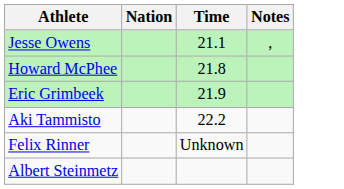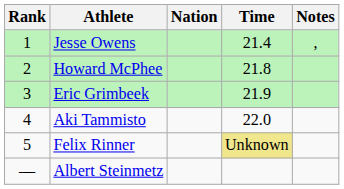+ column: (27, 17)
(212, 42) 21.1 -> (257, 42) 21.4
(212, 119) 22.2 -> (257, 119) 22.0
(212, 145) no background -> (257, 145) khaki background
